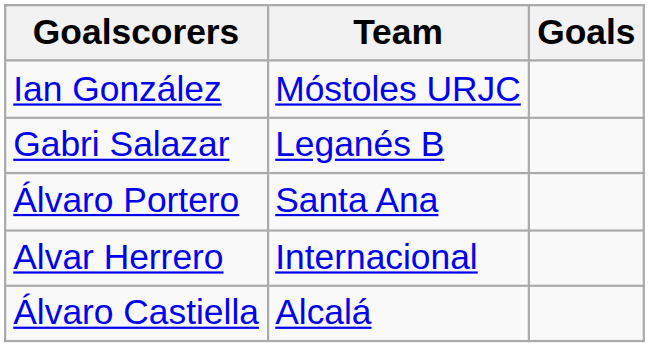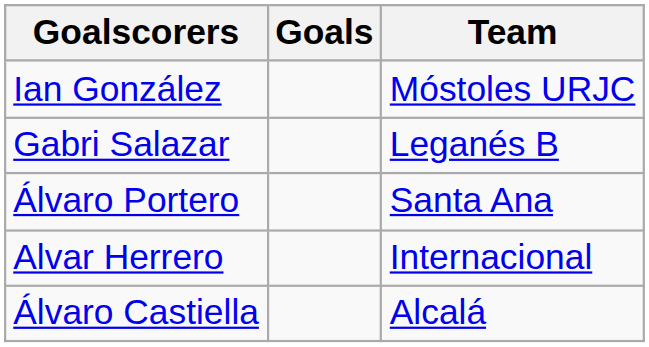columns swapped: (586, 32) <-> (398, 32)
